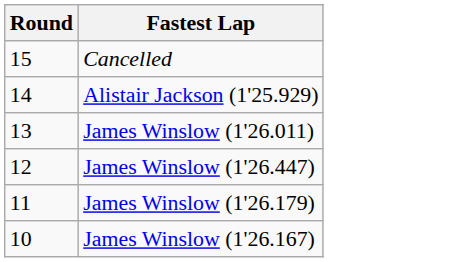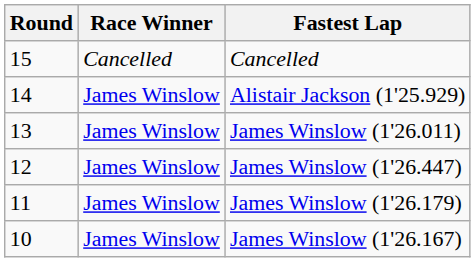+ column: (151, 22)
